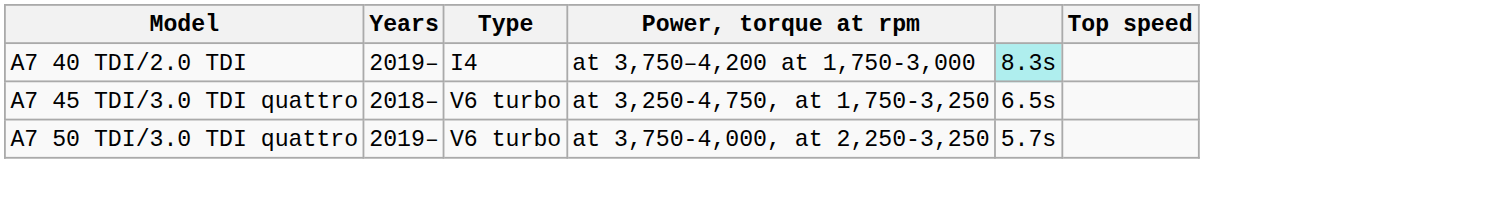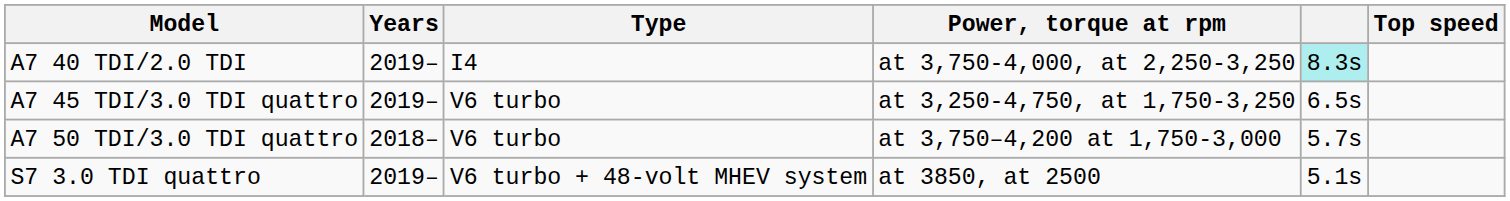(774, 62) at 3,750–4,200 at 1,750-3,000 -> (1087, 62) at 3,750-4,000, at 2,250-3,250
(404, 101) 2018– -> (404, 101) 2019–
(404, 139) 2019– -> (404, 139) 2018–
(781, 139) at 3,750-4,000, at 2,250-3,250 -> (1080, 139) at 3,750–4,200 at 1,750-3,000
+ row: (136, 177)
